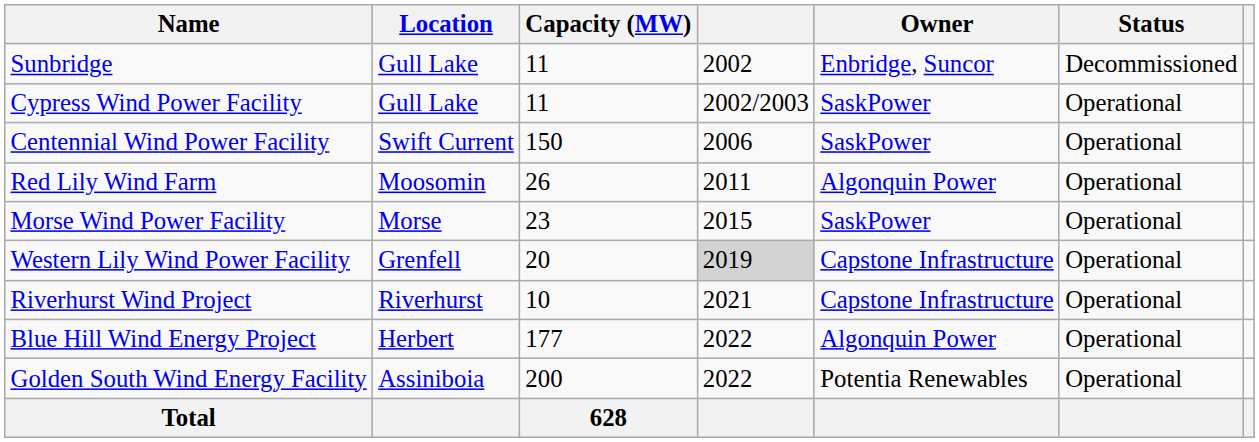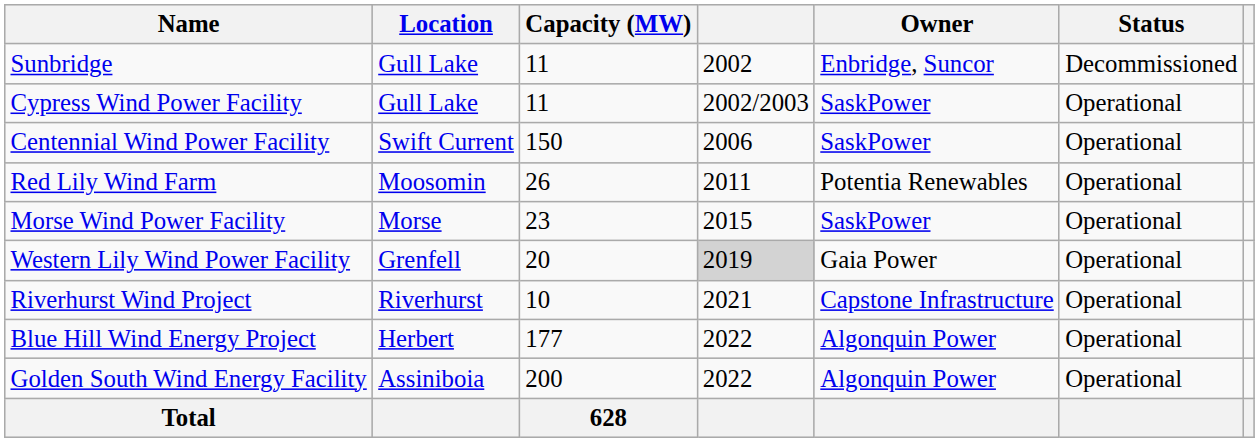(908, 181) Algonquin Power -> (924, 181) Potentia Renewables
(937, 260) Capstone Infrastructure -> (878, 260) Gaia Power
(924, 378) Potentia Renewables -> (908, 378) Algonquin Power
